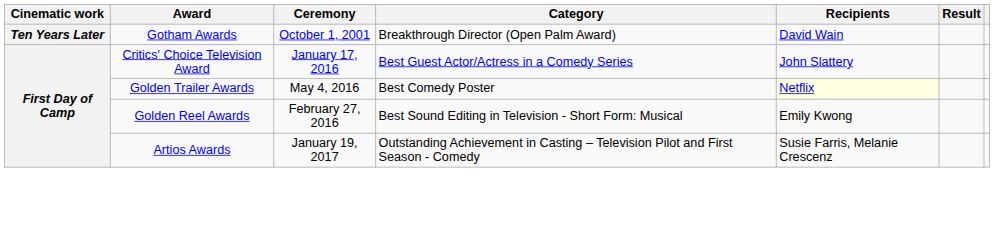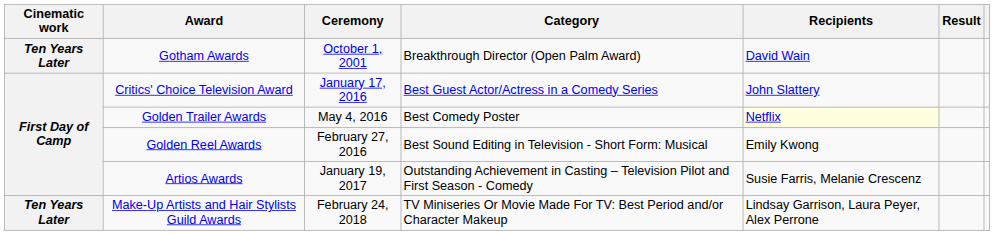+ row: (204, 213)
